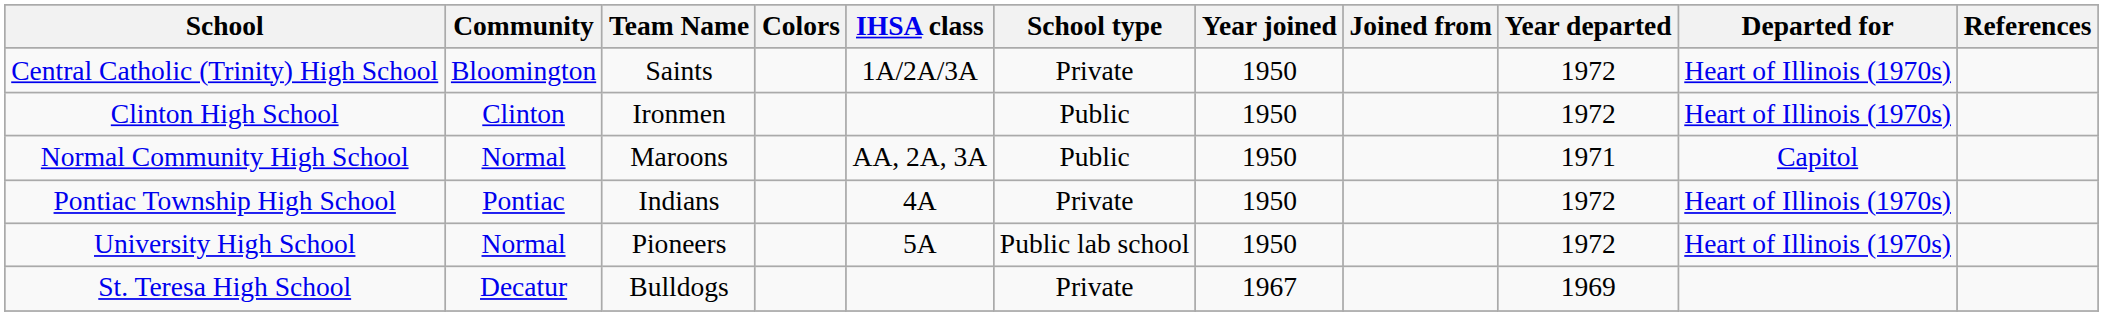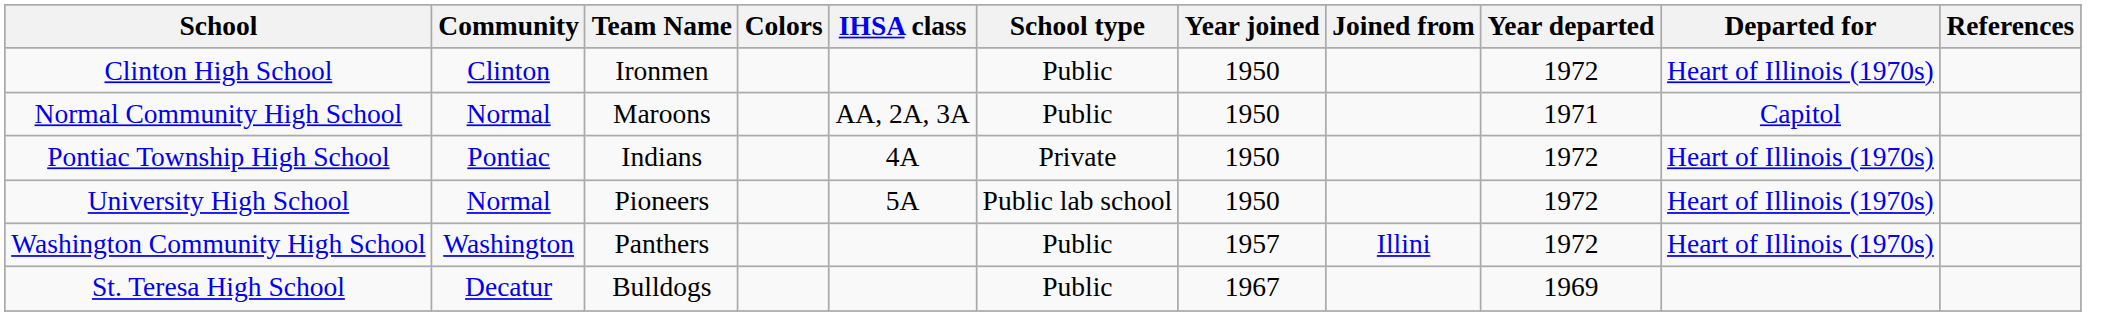- row: (225, 69)
+ row: (218, 244)
(1095, 288) Private -> (1077, 288) Public
